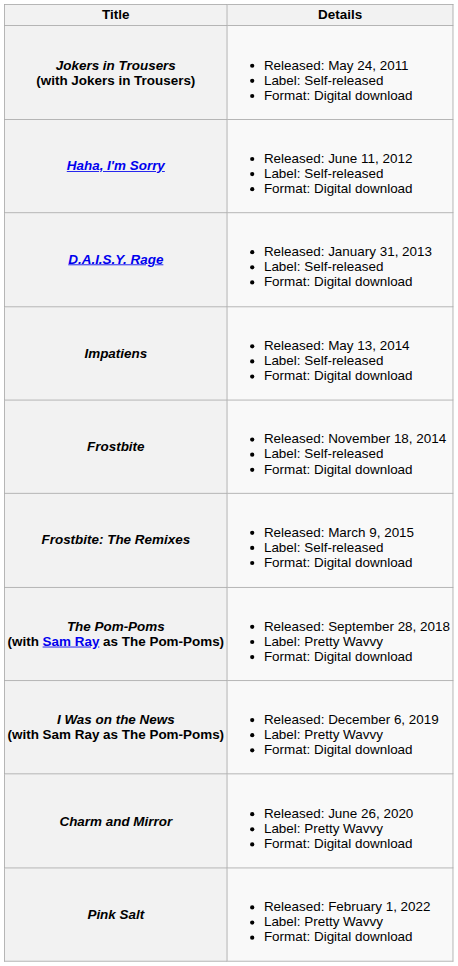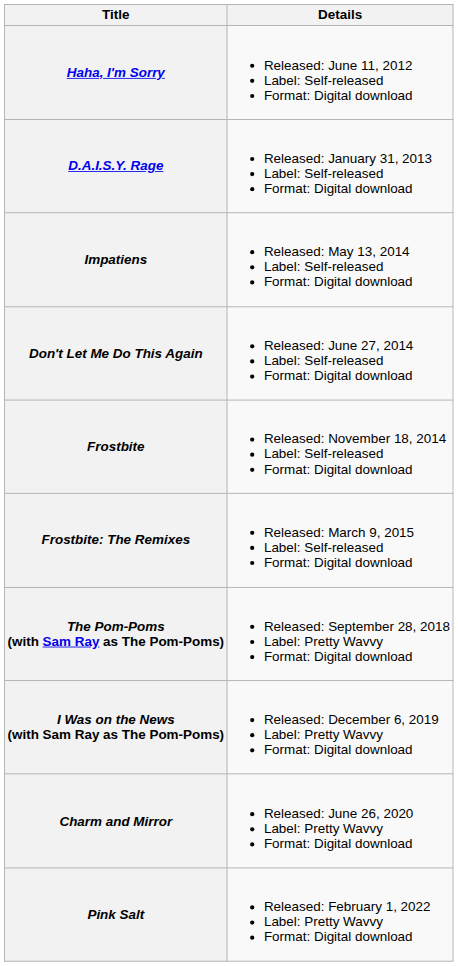- row: (116, 72)
+ row: (116, 353)
